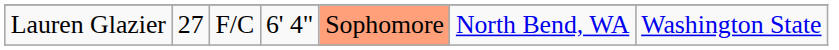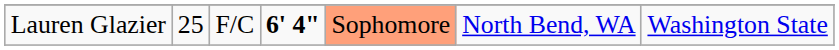(191, 24) 27 -> (191, 24) 25
(290, 24) normal -> (293, 24) bold
